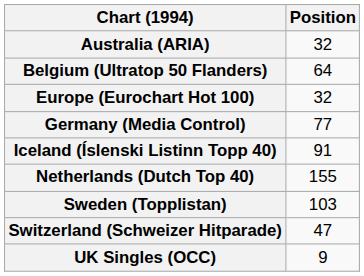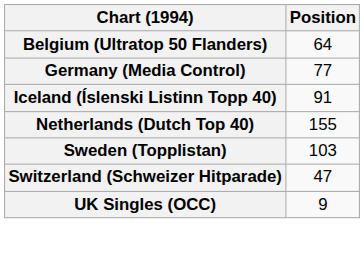- row: (145, 44)
- row: (145, 97)
